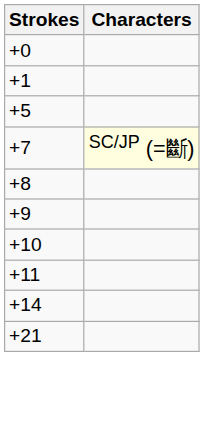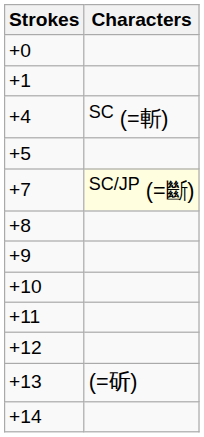+ row: (20, 116)
+ row: (25, 347)
+ row: (25, 382)
- row: (25, 336)
